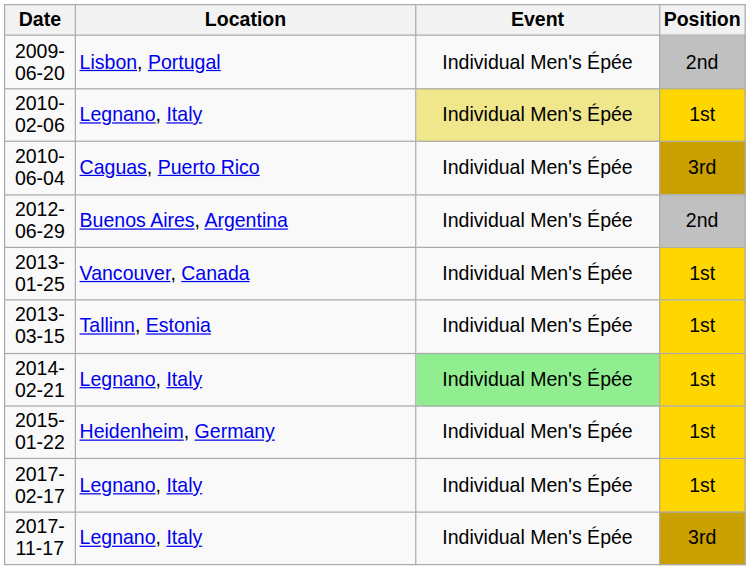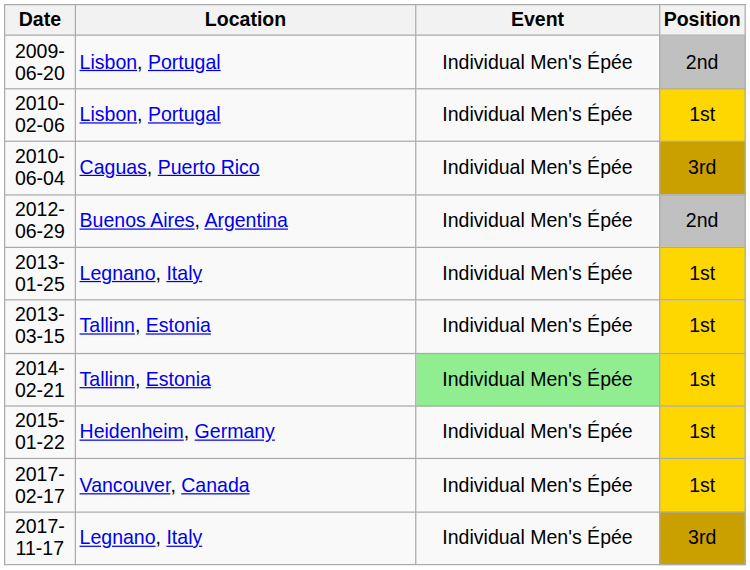(141, 114) Legnano, Italy -> (150, 114) Lisbon, Portugal
(538, 114) khaki background -> (538, 114) no background
(165, 273) Vancouver, Canada -> (141, 273) Legnano, Italy
(141, 379) Legnano, Italy -> (145, 379) Tallinn, Estonia
(141, 485) Legnano, Italy -> (165, 485) Vancouver, Canada
